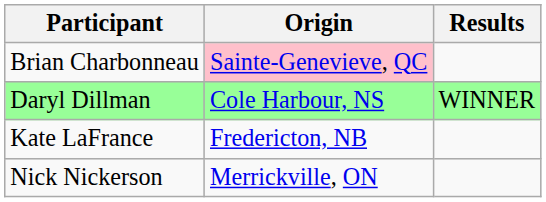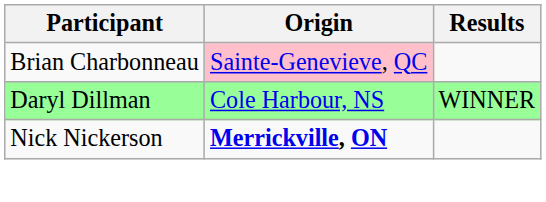- row: (82, 138)
(294, 176) normal -> (299, 138) bold
